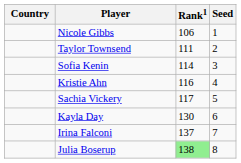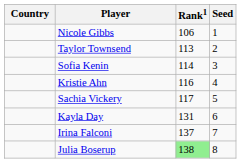(186, 49) 111 -> (186, 49) 113
(186, 116) 130 -> (186, 116) 131
